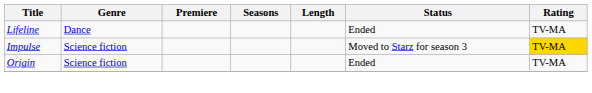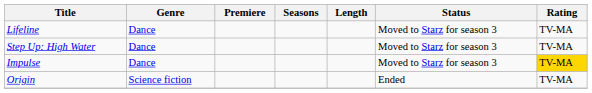(362, 29) Ended -> (437, 29) Moved to Starz for season 3
+ row: (51, 46)
(95, 46) Science fiction -> (142, 63) Dance
